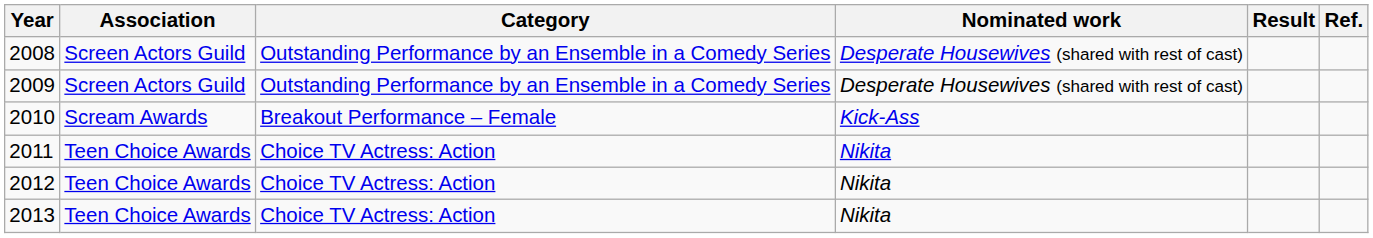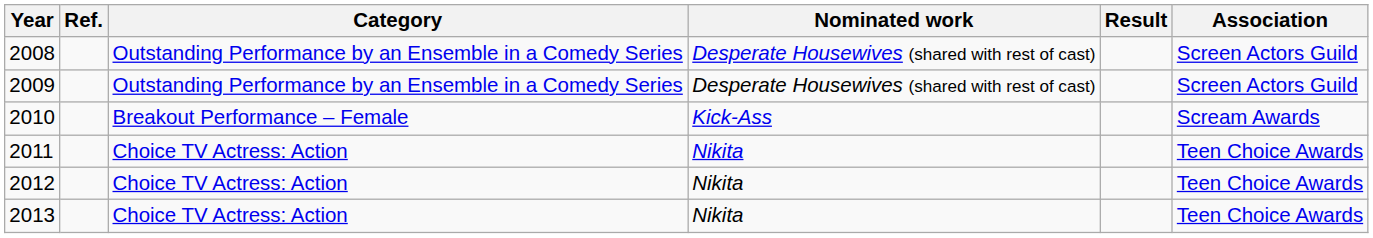columns swapped: (158, 20) <-> (1344, 20)
